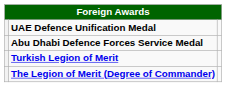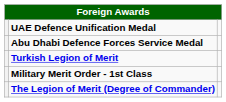+ row: (82, 74)
